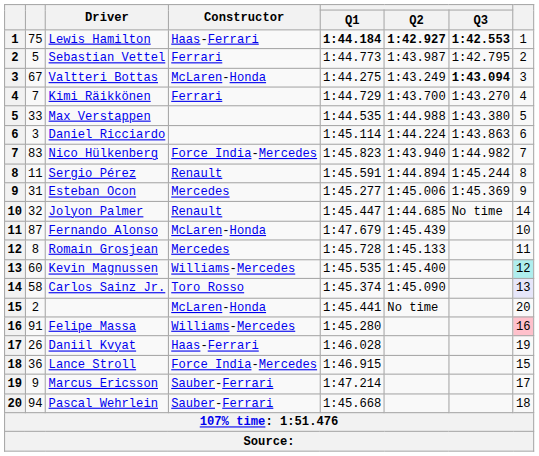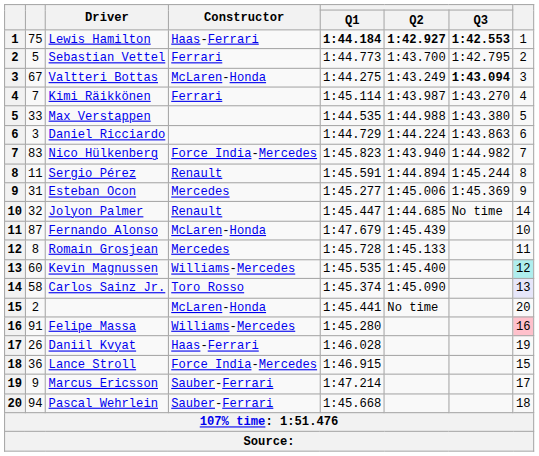(417, 58) 1:43.987 -> (417, 58) 1:43.700
(352, 97) 1:44.729 -> (352, 97) 1:45.114
(417, 97) 1:43.700 -> (417, 97) 1:43.987
(352, 135) 1:45.114 -> (352, 135) 1:44.729
